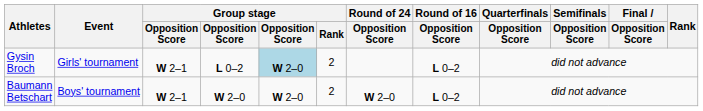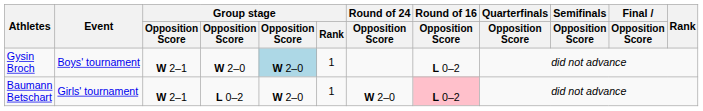(98, 63) Girls' tournament -> (99, 63) Boys' tournament
(230, 69) L 0–2 -> (230, 69) W 2–0
(332, 63) 2 -> (332, 63) 1
(99, 92) Boys' tournament -> (98, 92) Girls' tournament
(230, 98) W 2–0 -> (230, 98) L 0–2
(332, 92) 2 -> (332, 92) 1
(446, 98) no background -> (446, 98) pink background
